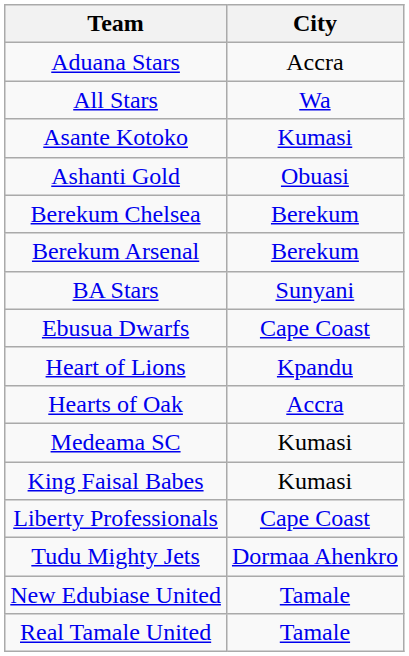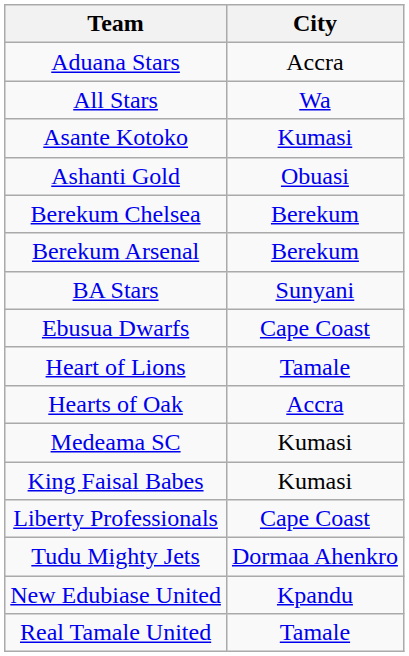(315, 366) Kpandu -> (315, 366) Tamale
(315, 594) Tamale -> (315, 594) Kpandu
